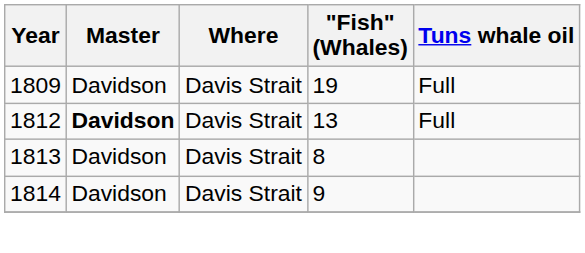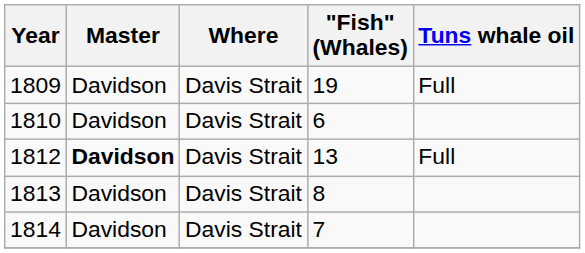+ row: (35, 120)
(319, 193) 9 -> (319, 229) 7
